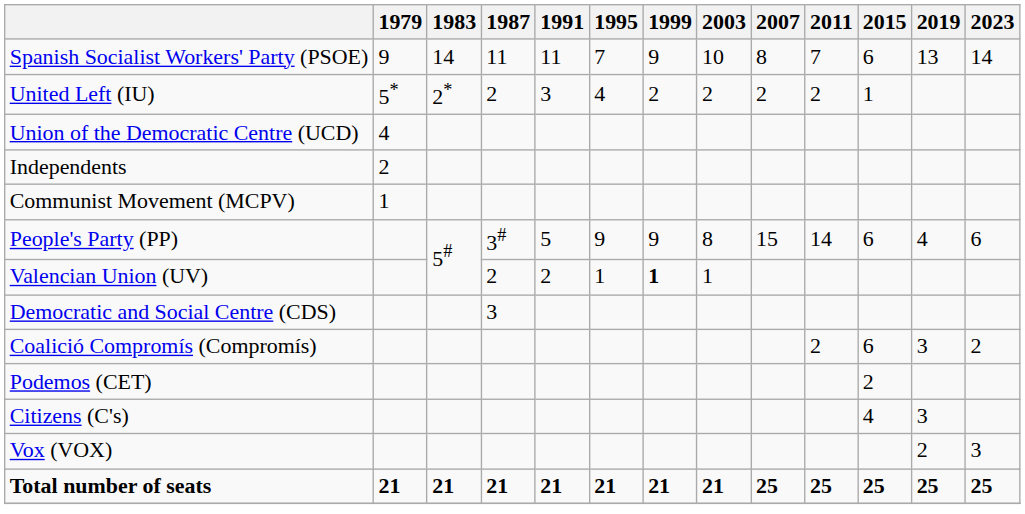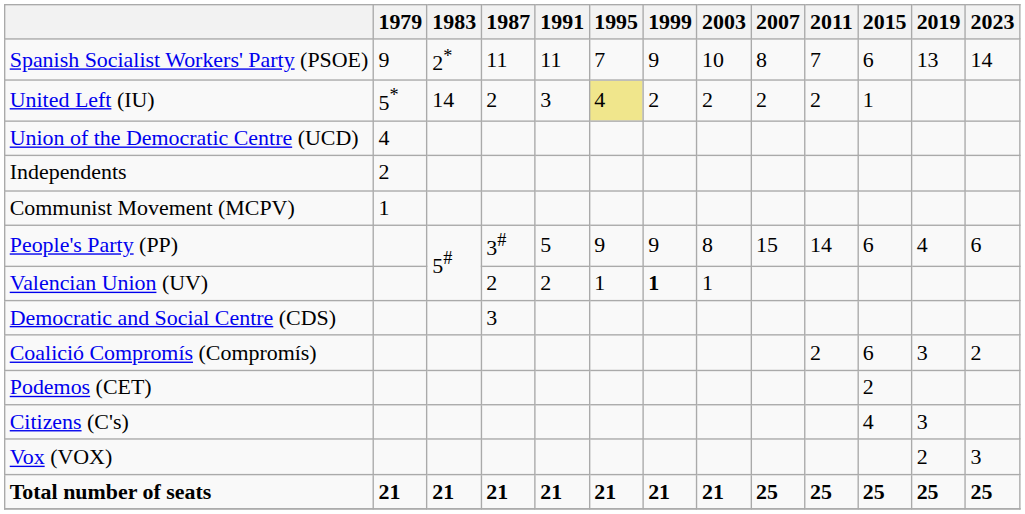(443, 56) 14 -> (442, 59) 2*
(442, 94) 2* -> (443, 100) 14
(600, 94) no background -> (600, 100) khaki background
